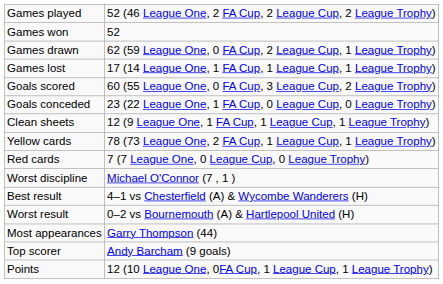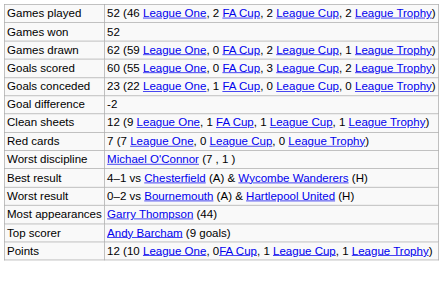- row: (36, 68)
+ row: (46, 104)
- row: (39, 141)
